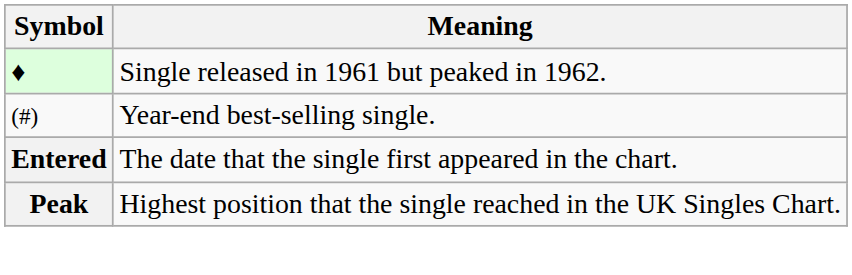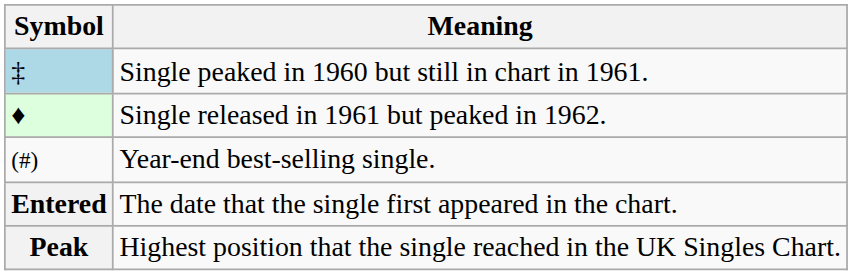+ row: (384, 70)
